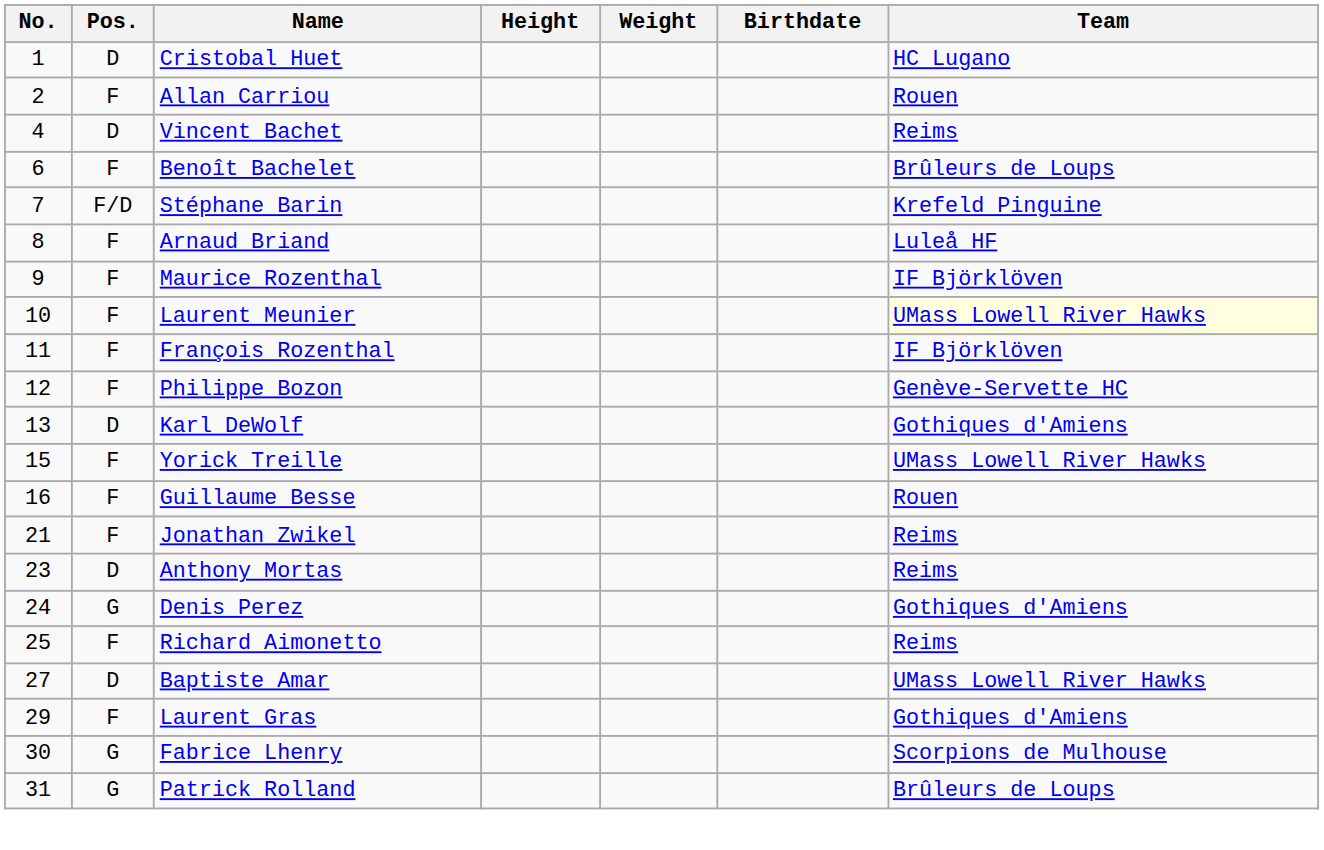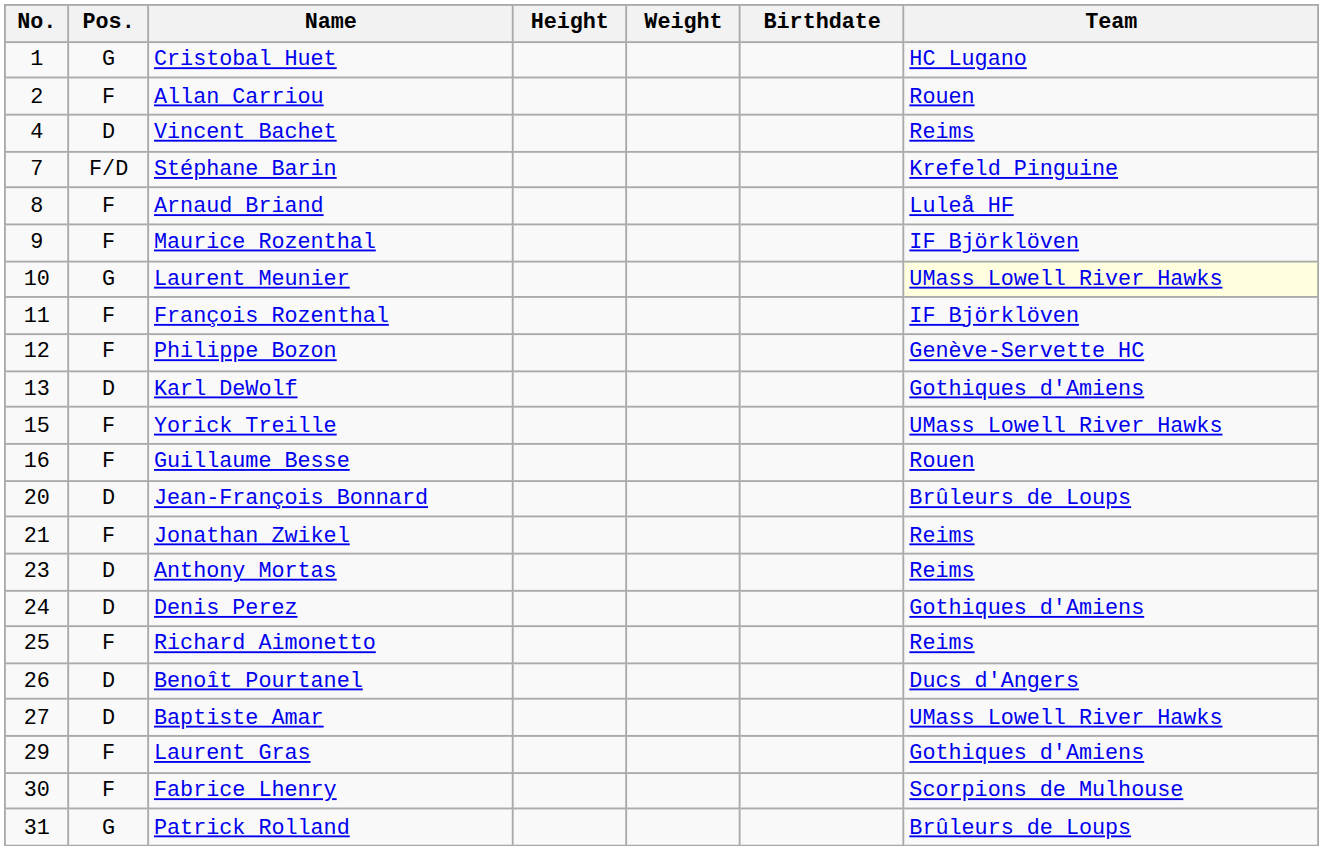(113, 59) D -> (109, 59) G
- row: (258, 169)
(113, 315) F -> (109, 279) G
+ row: (291, 498)
(113, 608) G -> (109, 608) D
+ row: (258, 681)
(113, 754) G -> (109, 791) F
